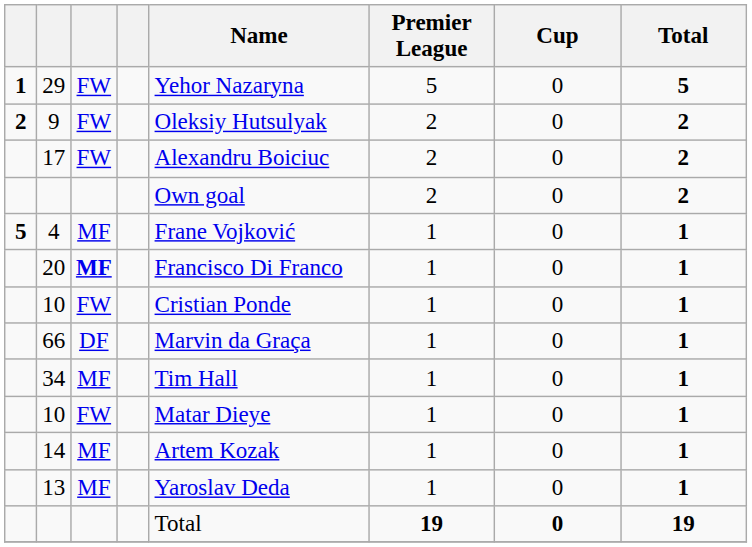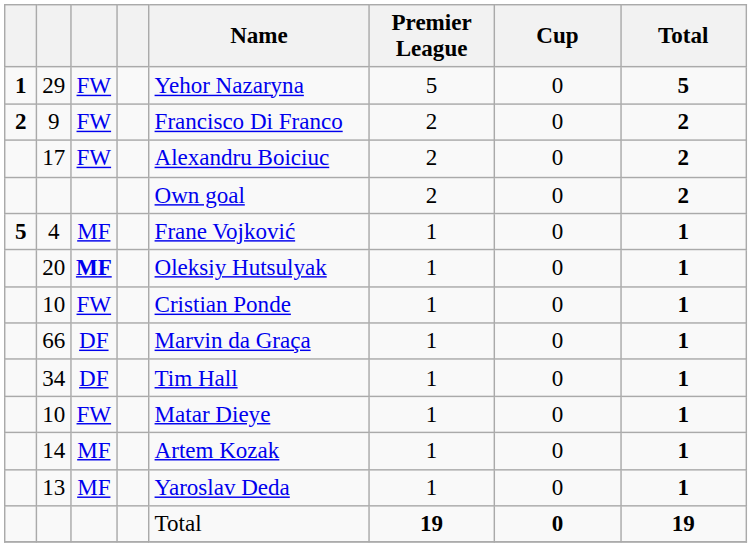(241, 121) Oleksiy Hutsulyak -> (249, 121) Francisco Di Franco
(249, 267) Francisco Di Franco -> (241, 267) Oleksiy Hutsulyak
(94, 377) MF -> (94, 377) DF
